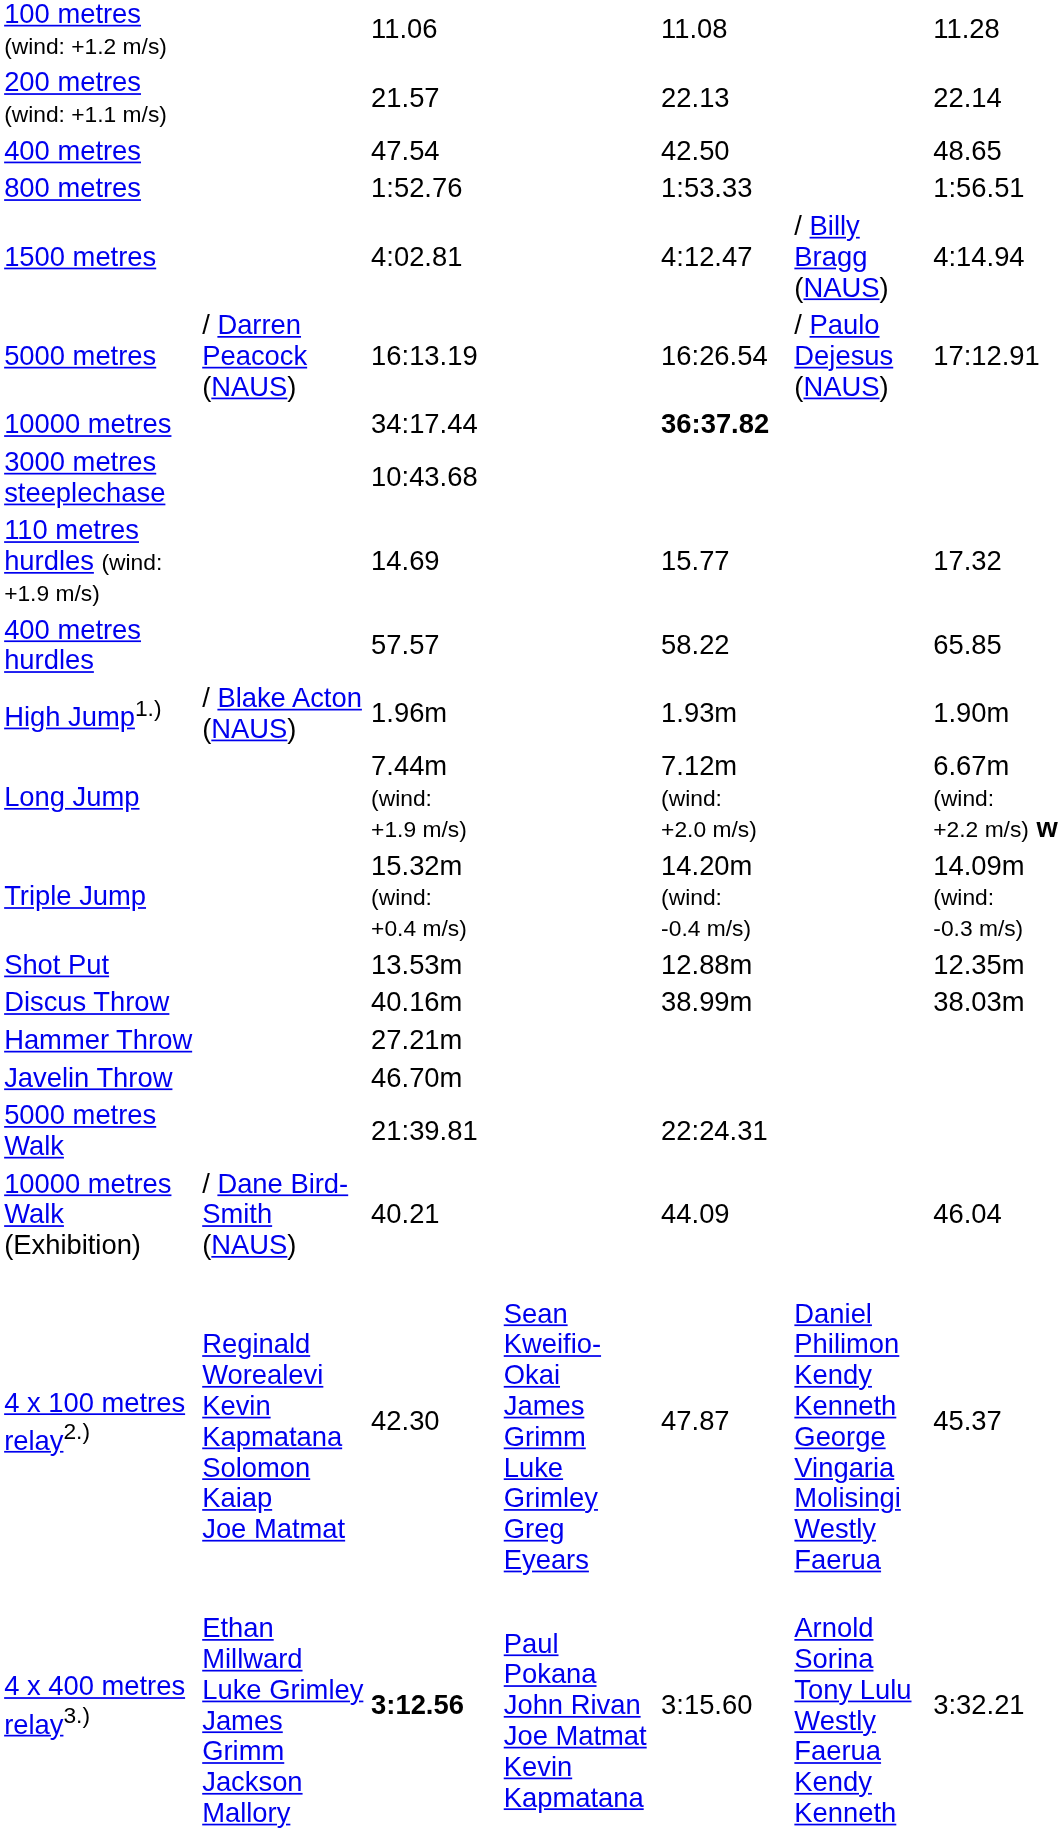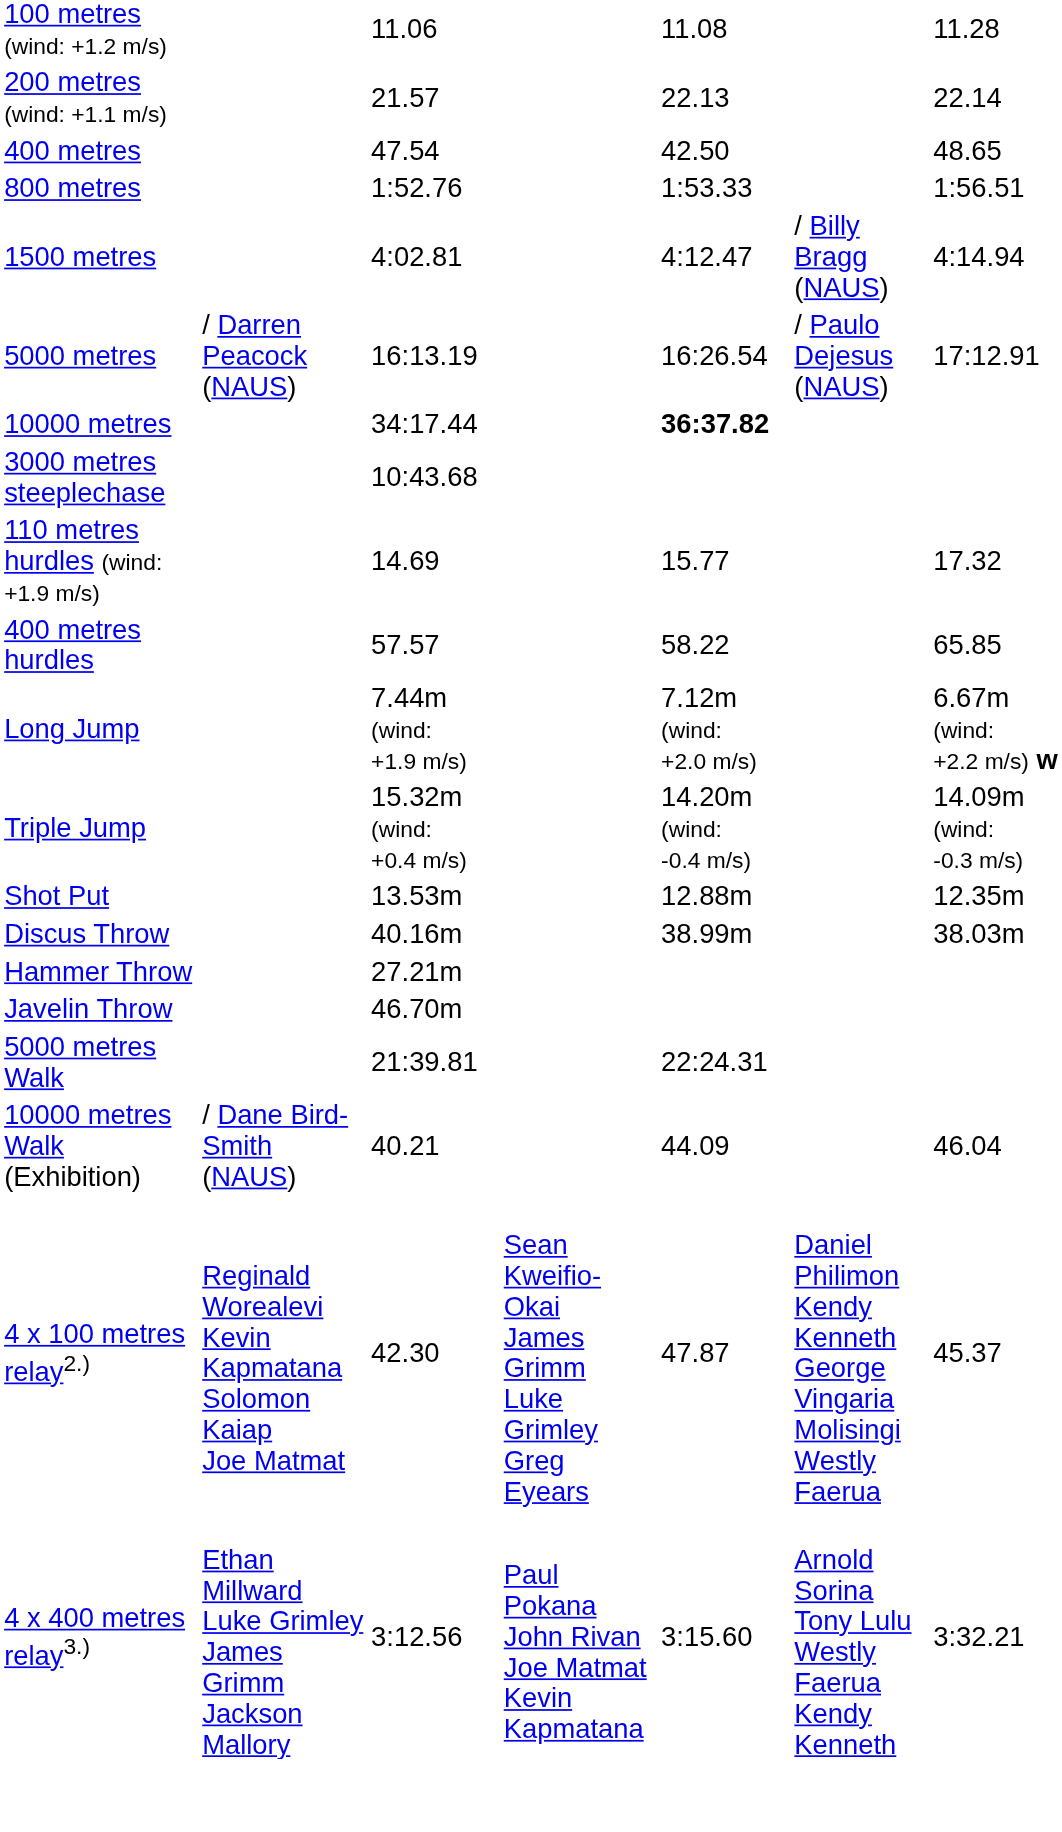- row: (83, 713)
(418, 1705) bold -> (417, 1636) normal
